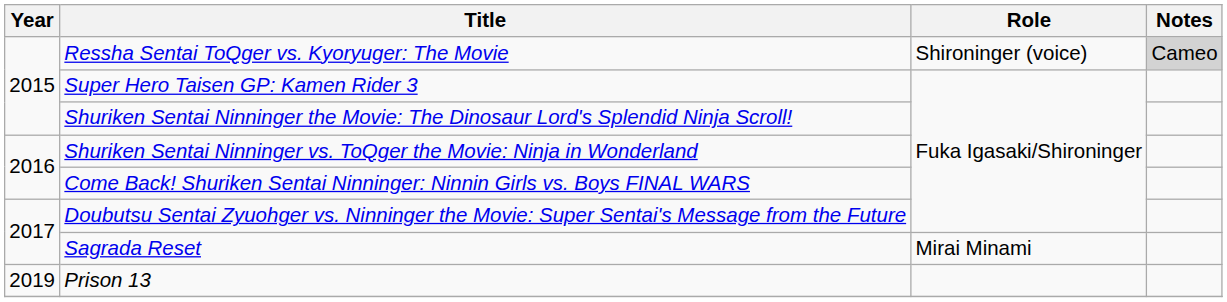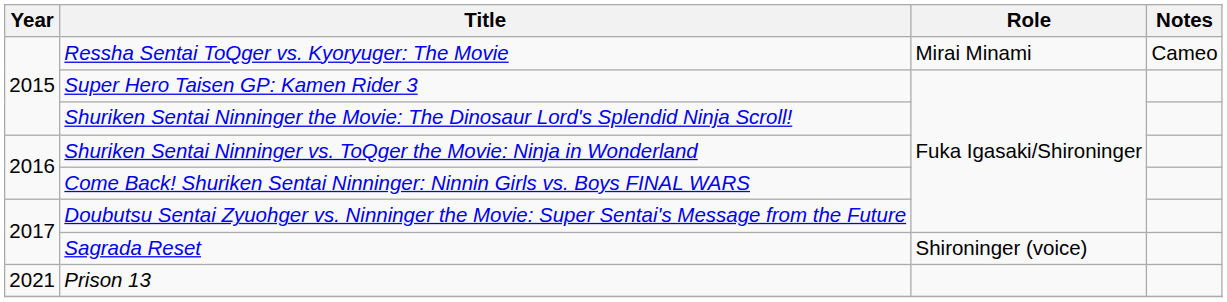(1001, 53) Shironinger (voice) -> (974, 53) Mirai Minami
(1185, 53) lightgrey background -> (1185, 53) no background
(974, 248) Mirai Minami -> (1001, 248) Shironinger (voice)
(32, 280) 2019 -> (32, 280) 2021
